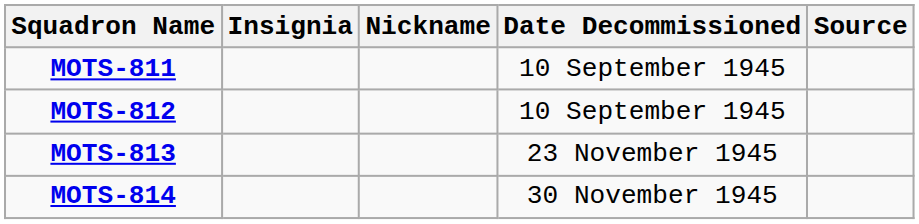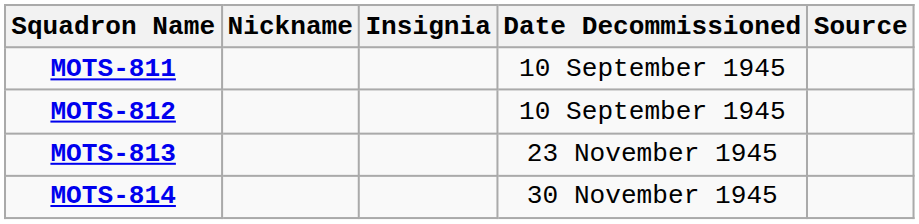columns swapped: (290, 26) <-> (428, 26)
